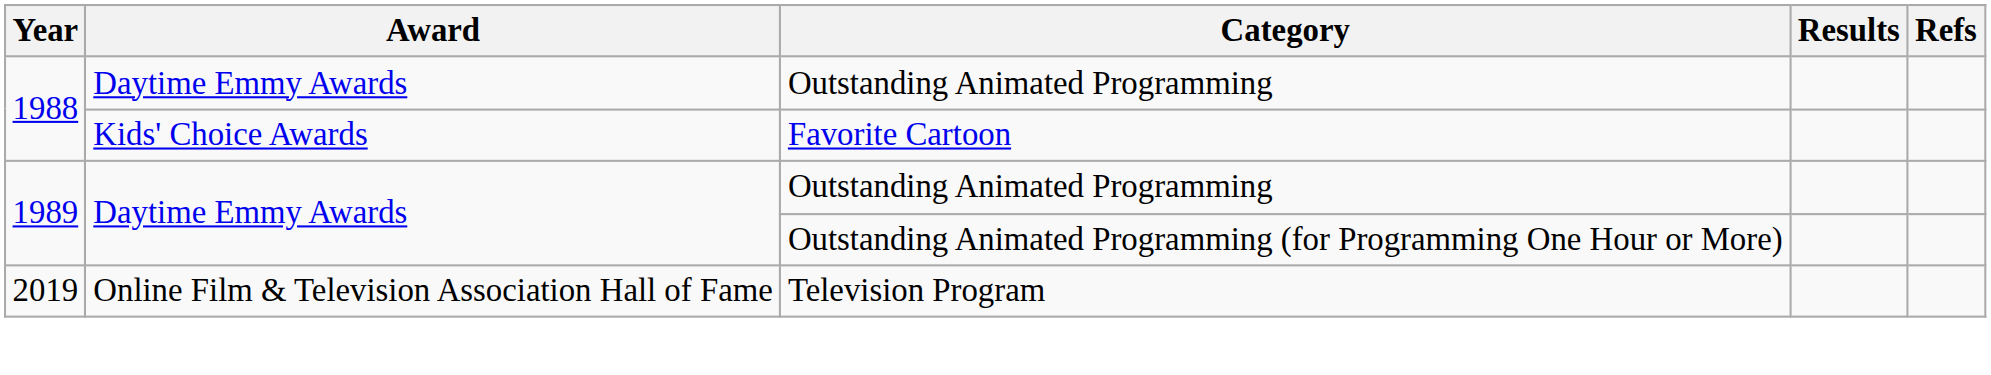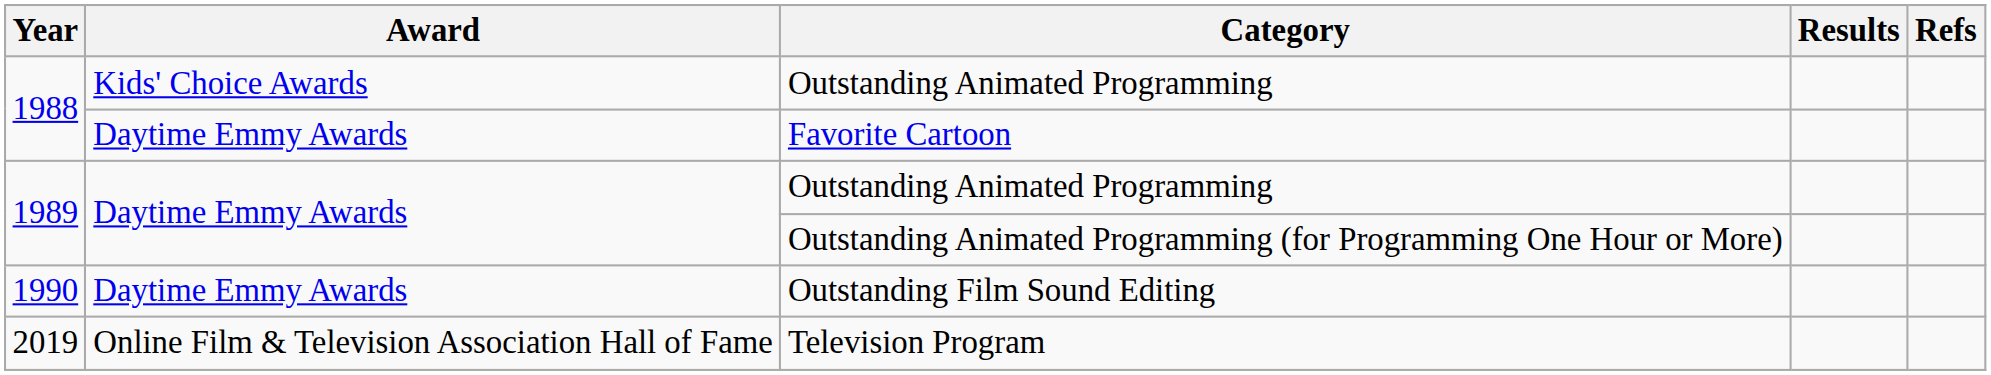(250, 82) Daytime Emmy Awards -> (230, 82) Kids' Choice Awards
(230, 134) Kids' Choice Awards -> (250, 134) Daytime Emmy Awards
+ row: (45, 290)
